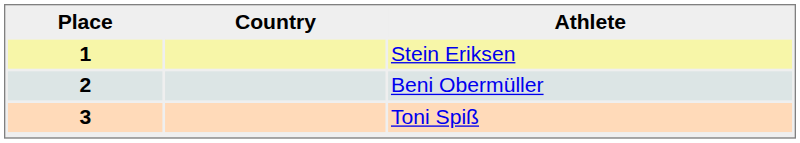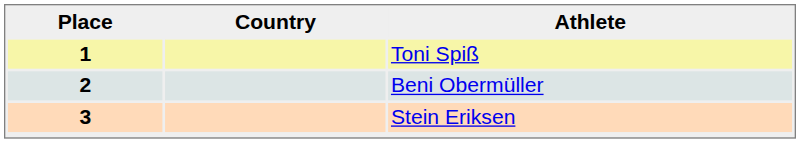(453, 54) Stein Eriksen -> (435, 54) Toni Spiß
(435, 117) Toni Spiß -> (453, 117) Stein Eriksen
